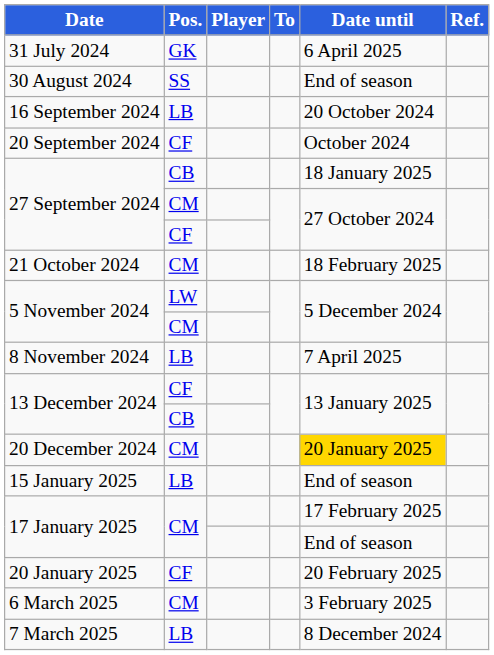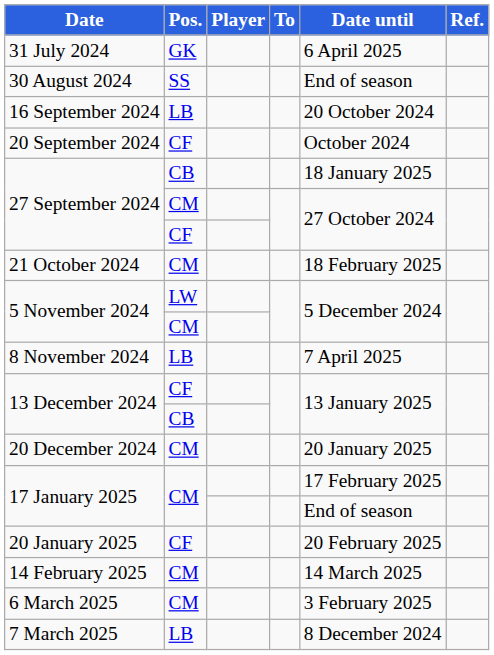(368, 449) gold background -> (368, 449) no background
- row: (73, 480)
+ row: (78, 572)
